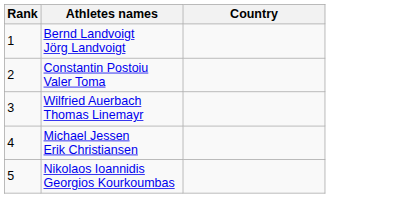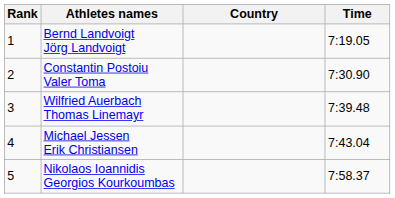+ column: (357, 14)
